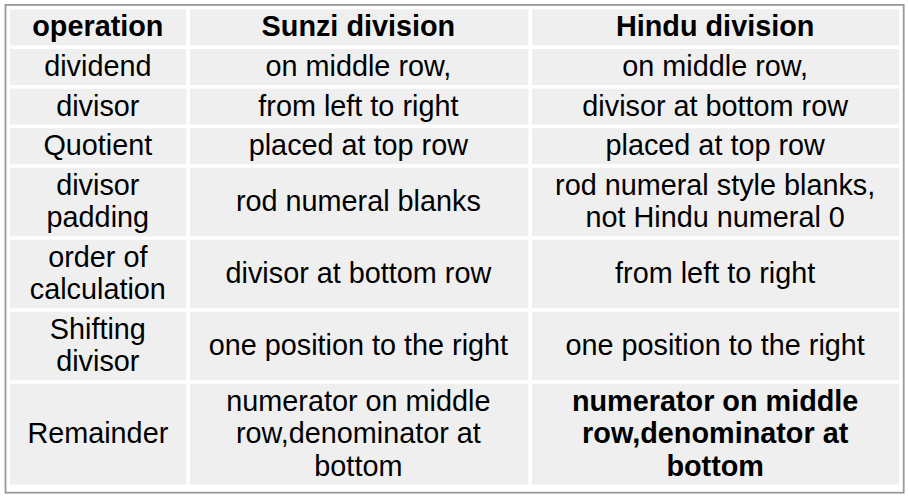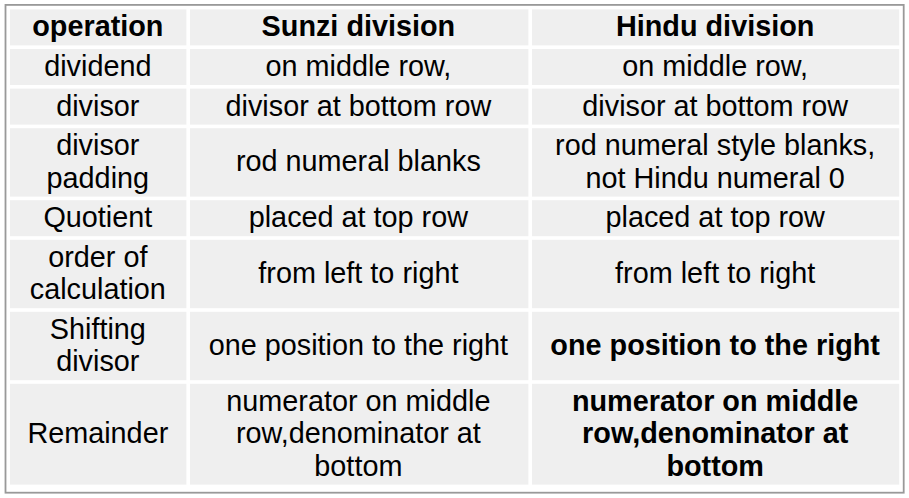(358, 106) from left to right -> (358, 106) divisor at bottom row
rows swapped: (98, 145) <-> (98, 201)
(358, 273) divisor at bottom row -> (358, 273) from left to right
(715, 345) normal -> (715, 345) bold
